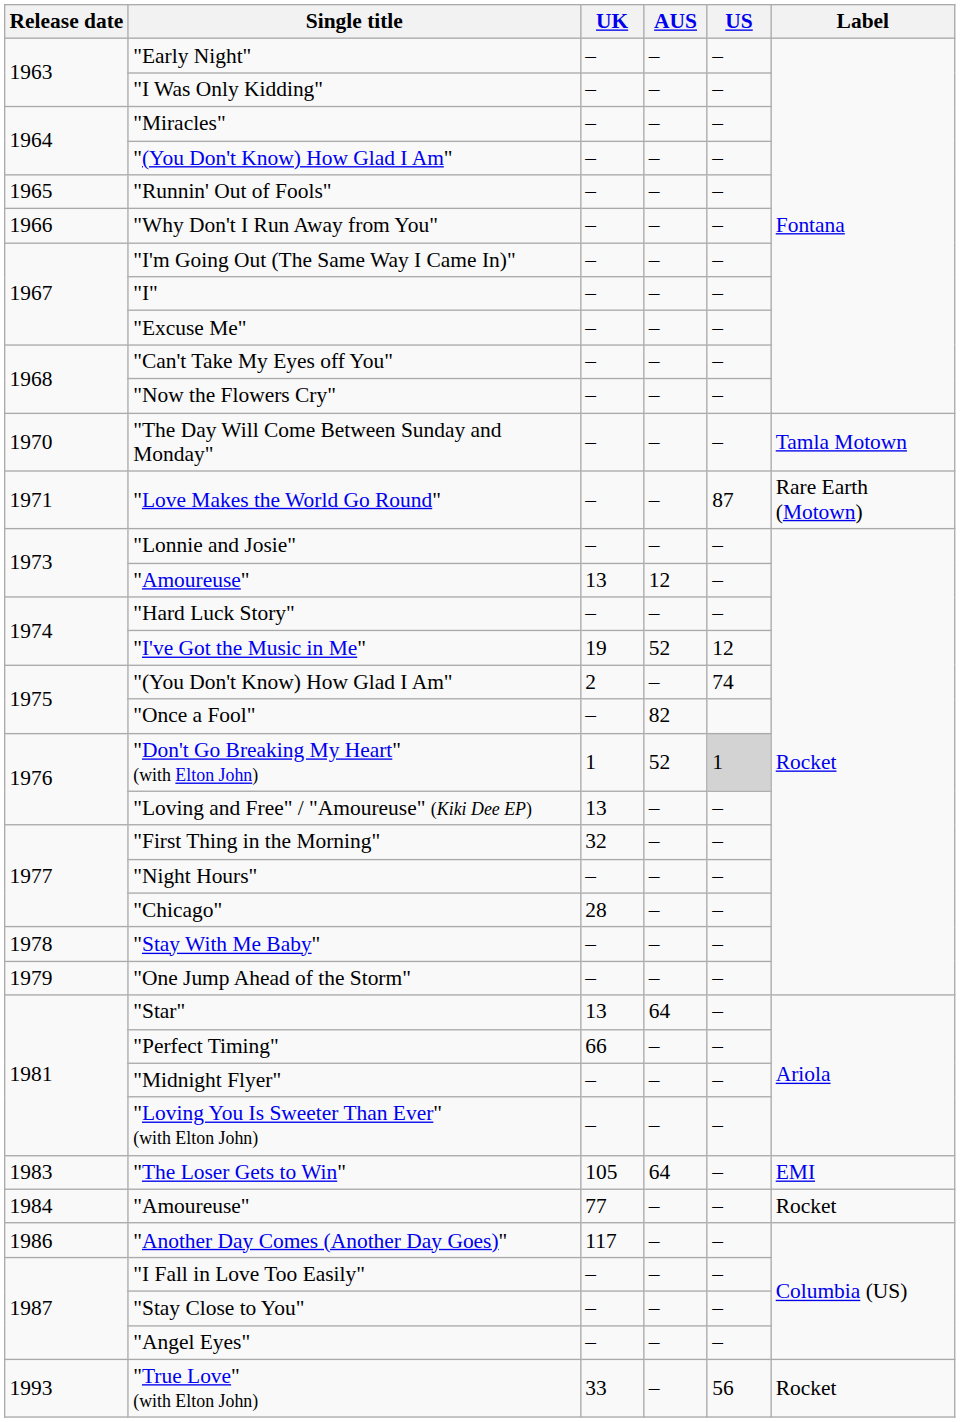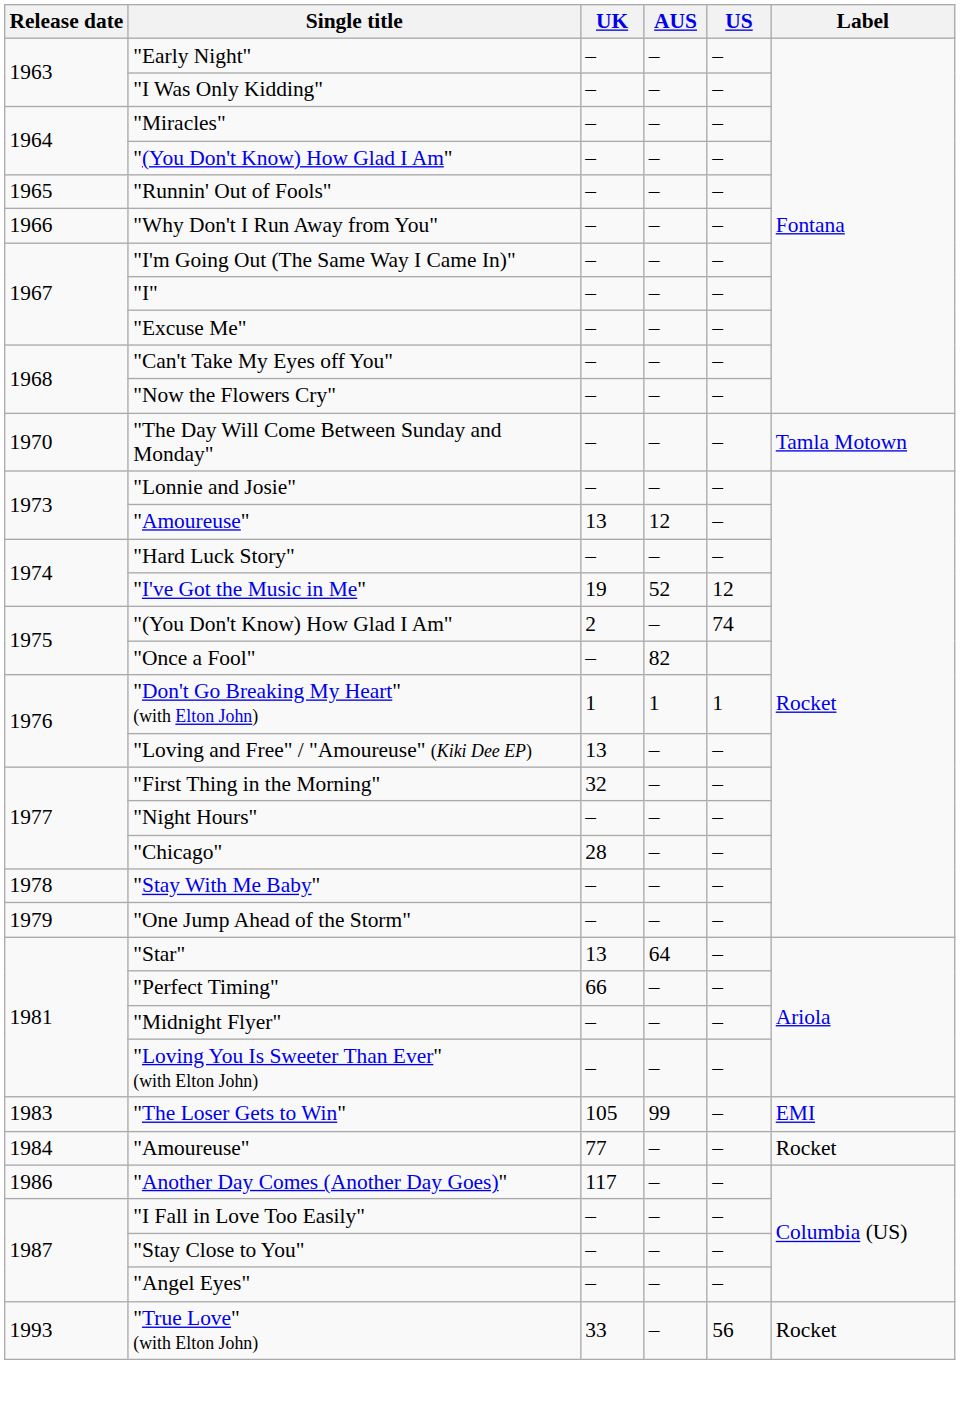- row: (31, 499)
(659, 761) 52 -> (654, 703) 1
(718, 761) lightgrey background -> (718, 703) no background
(659, 1172) 64 -> (659, 1113) 99
